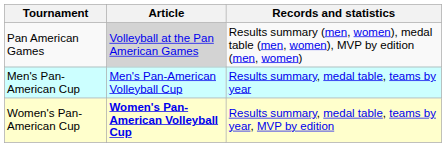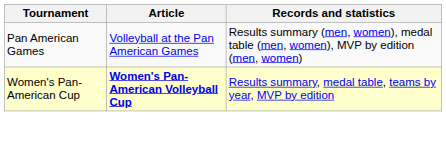(162, 44) lightgrey background -> (162, 44) no background
- row: (44, 82)
